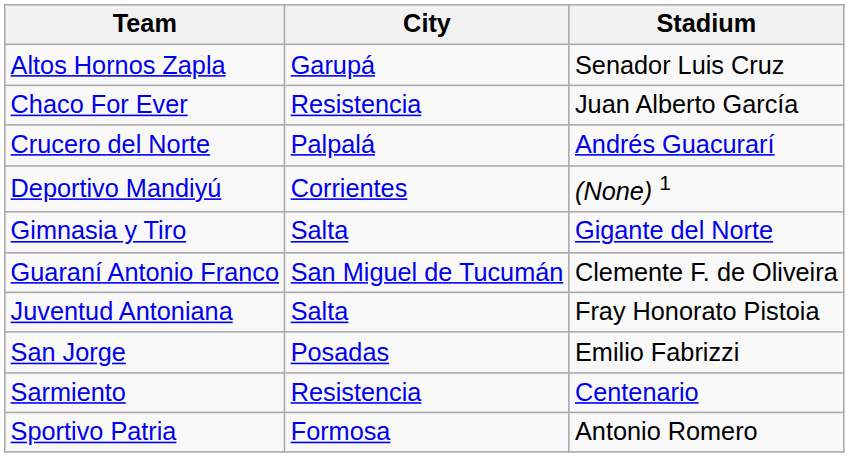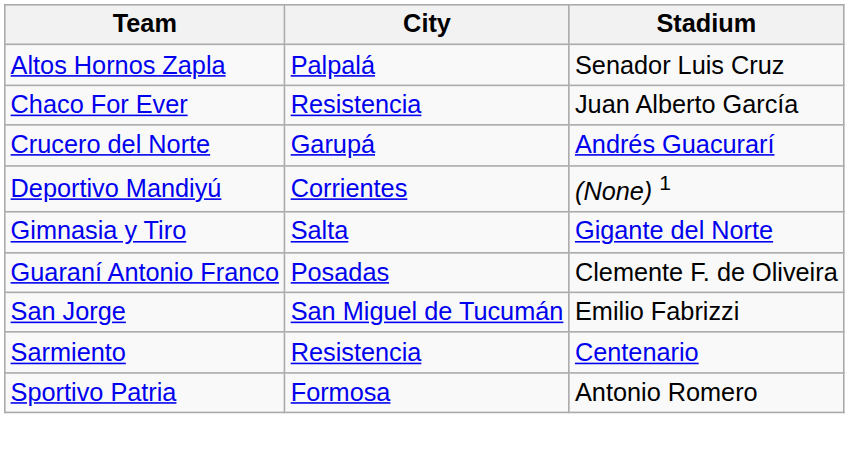(333, 64) Garupá -> (333, 64) Palpalá
(333, 144) Palpalá -> (333, 144) Garupá
(427, 271) San Miguel de Tucumán -> (340, 271) Posadas
- row: (122, 312)
(340, 352) Posadas -> (427, 312) San Miguel de Tucumán
